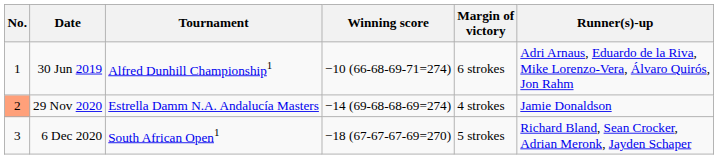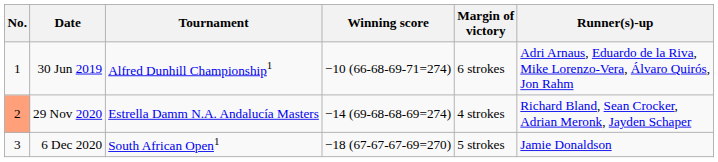(566, 106) Jamie Donaldson -> (606, 114) Richard Bland, Sean Crocker, Adrian Meronk, Jayden Schaper
(606, 135) Richard Bland, Sean Crocker, Adrian Meronk, Jayden Schaper -> (566, 144) Jamie Donaldson
